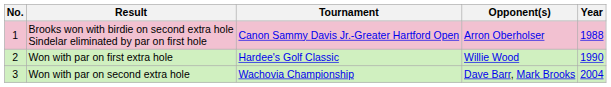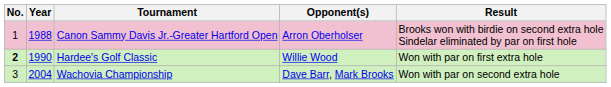columns swapped: (592, 13) <-> (131, 13)
(15, 58) normal -> (15, 58) bold
